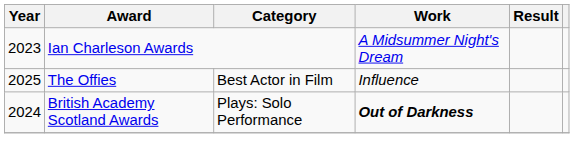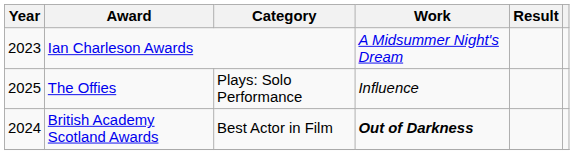(275, 80) Best Actor in Film -> (260, 88) Plays: Solo Performance
(260, 112) Plays: Solo Performance -> (275, 128) Best Actor in Film
